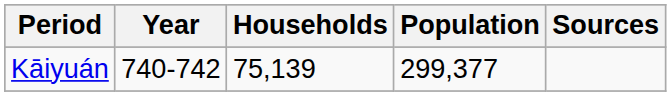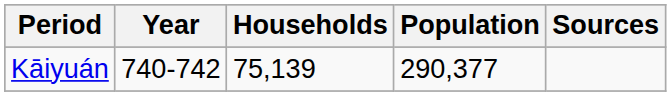(449, 68) 299,377 -> (449, 68) 290,377
